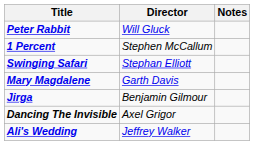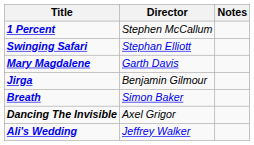- row: (38, 30)
+ row: (24, 98)
